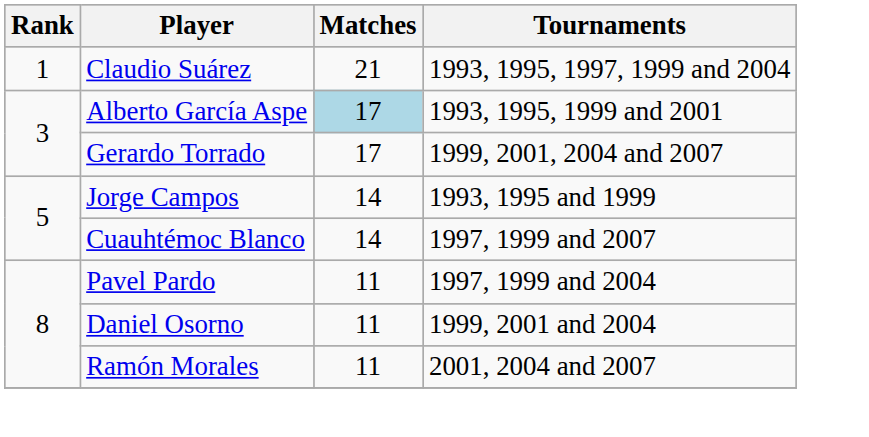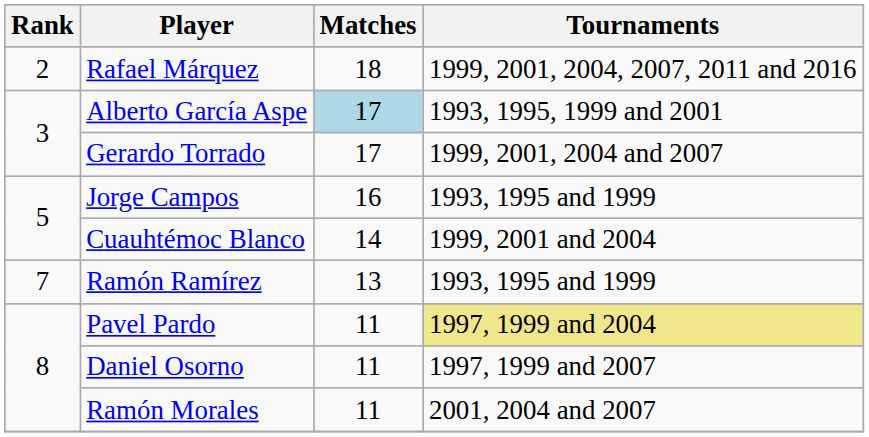- row: (169, 68)
+ row: (172, 68)
(368, 196) 14 -> (368, 196) 16
(542, 238) 1997, 1999 and 2007 -> (542, 238) 1999, 2001 and 2004
+ row: (174, 281)
(542, 281) no background -> (542, 324) khaki background
(542, 324) 1999, 2001 and 2004 -> (542, 366) 1997, 1999 and 2007
